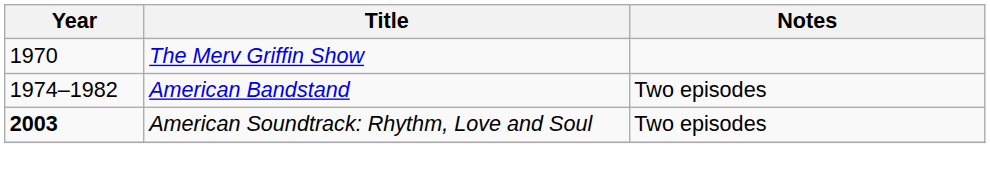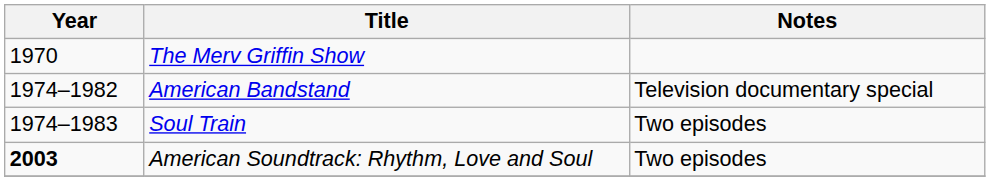(700, 90) Two episodes -> (784, 90) Television documentary special
+ row: (198, 124)
